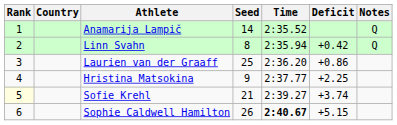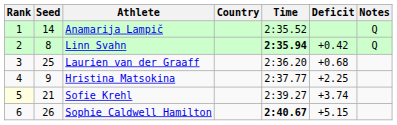columns swapped: (247, 13) <-> (57, 13)
(286, 46) normal -> (286, 46) bold
(333, 62) +0.86 -> (333, 62) +0.68
